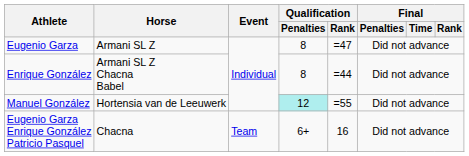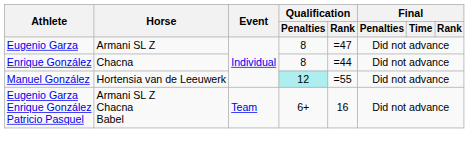(126, 75) Armani SL Z Chacna Babel -> (115, 63) Chacna
(115, 132) Chacna -> (126, 108) Armani SL Z Chacna Babel
